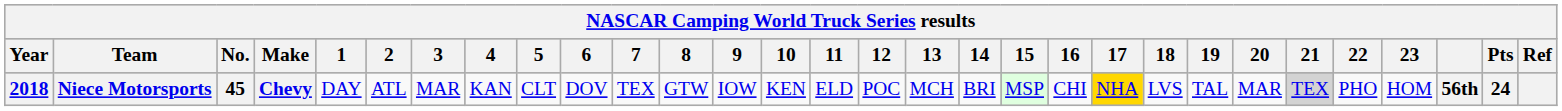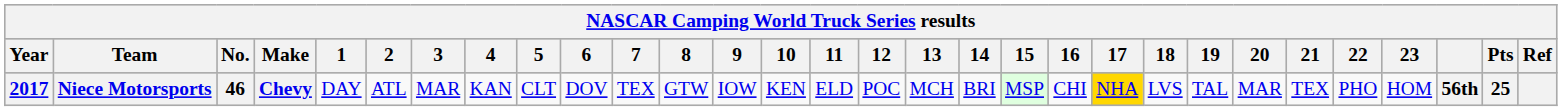(29, 88) 2018 -> (29, 88) 2017
(235, 88) 45 -> (235, 88) 46
(1310, 88) lightgrey background -> (1310, 88) no background
(1501, 88) 24 -> (1501, 88) 25
